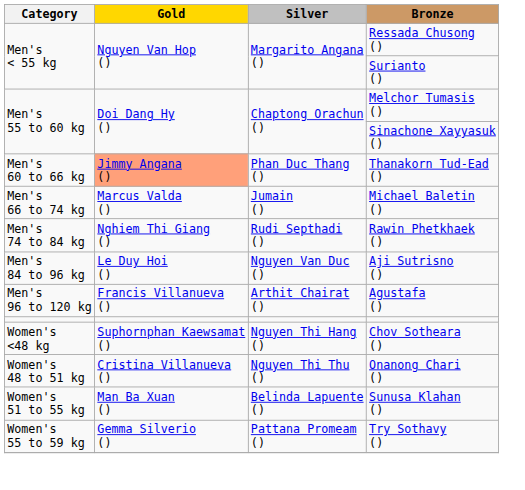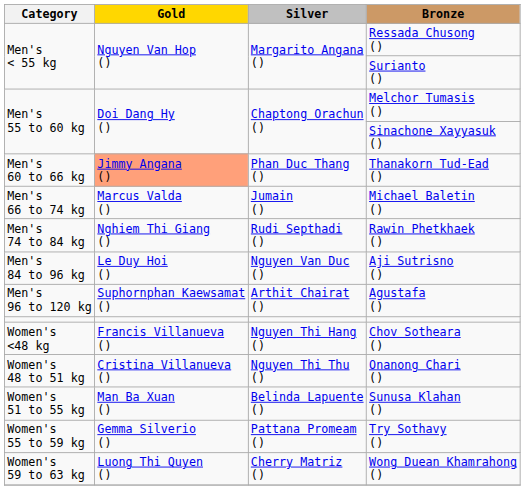(161, 300) Francis Villanueva () -> (171, 300) Suphornphan Kaewsamat ()
(171, 338) Suphornphan Kaewsamat () -> (161, 338) Francis Villanueva ()
+ row: (46, 469)
